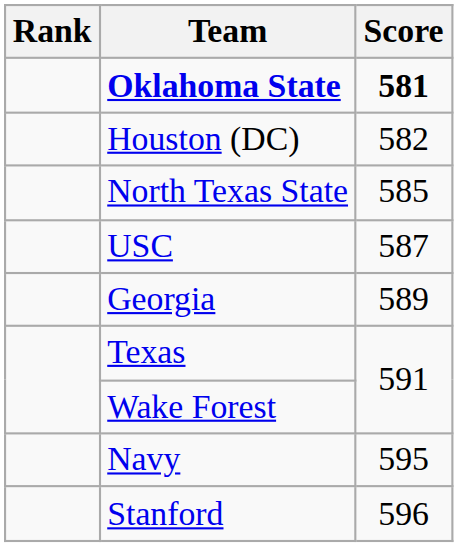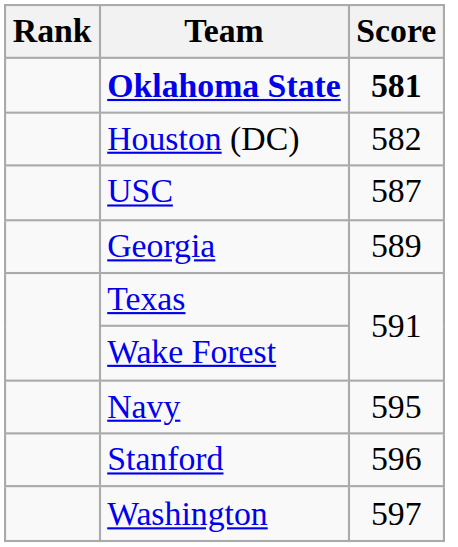- row: (228, 191)
+ row: (187, 513)
